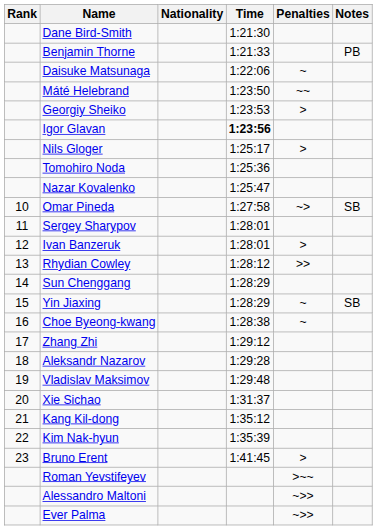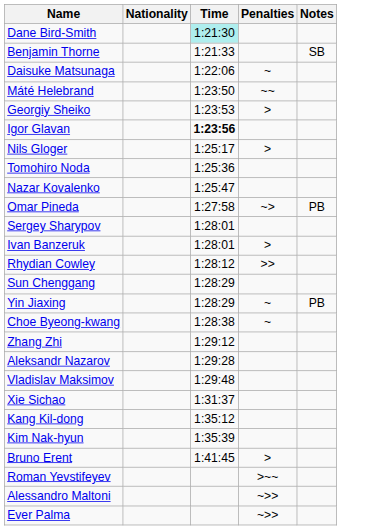- column: (22, 14)
(250, 33) no background -> (214, 33) paleturquoise background
(352, 52) PB -> (317, 52) SB
(352, 206) SB -> (317, 206) PB
(352, 303) SB -> (317, 303) PB
